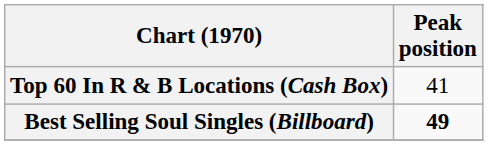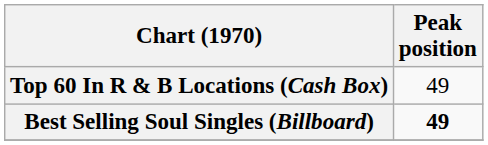(438, 85) 41 -> (438, 85) 49
